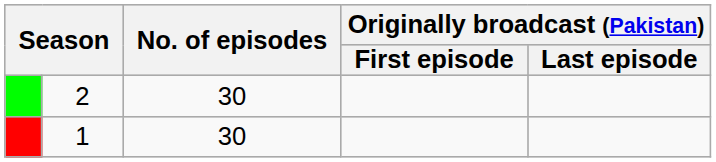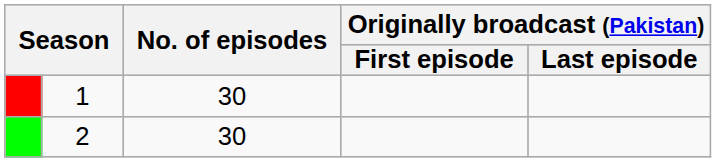rows swapped: (82, 136) <-> (82, 95)
